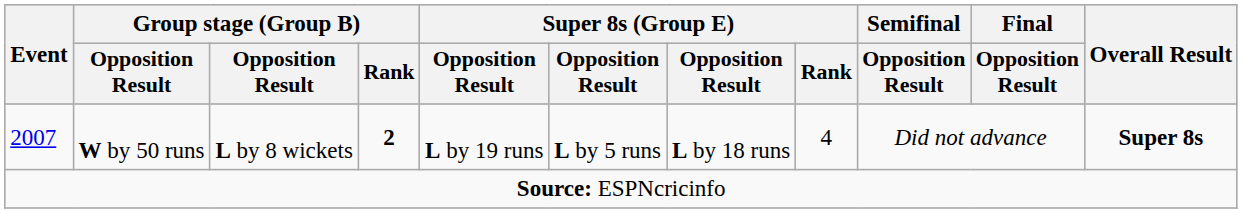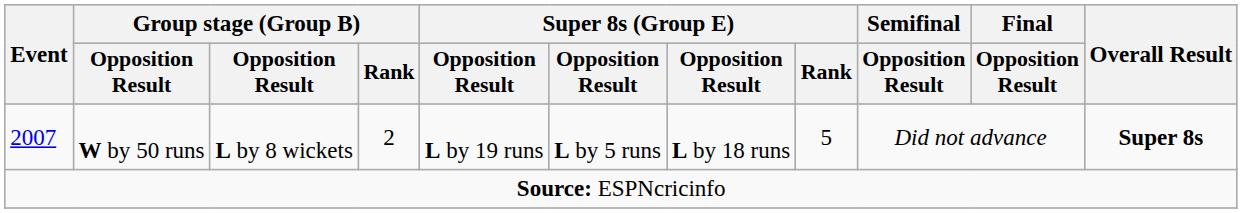(389, 137) bold -> (389, 137) normal
(826, 137) 4 -> (826, 137) 5
